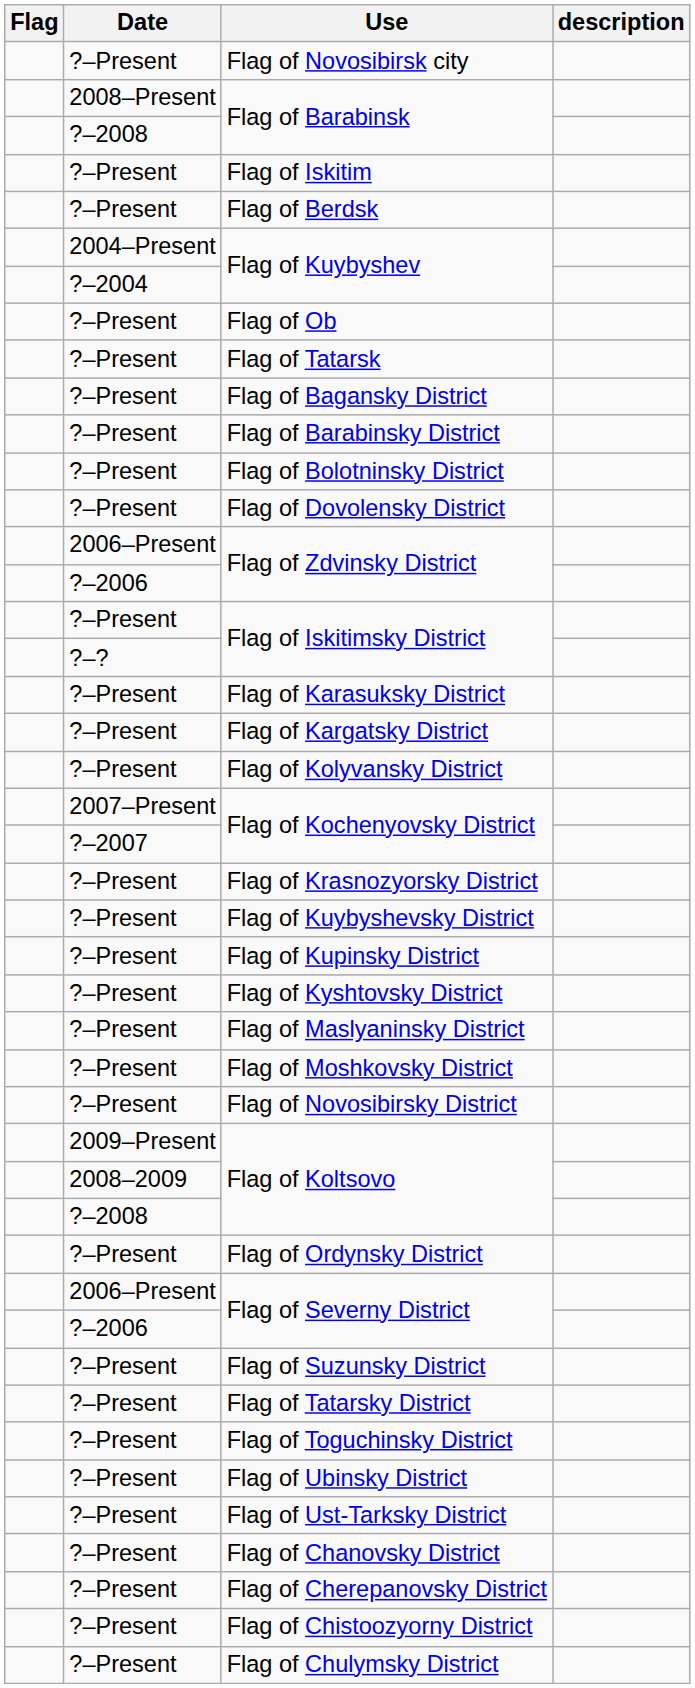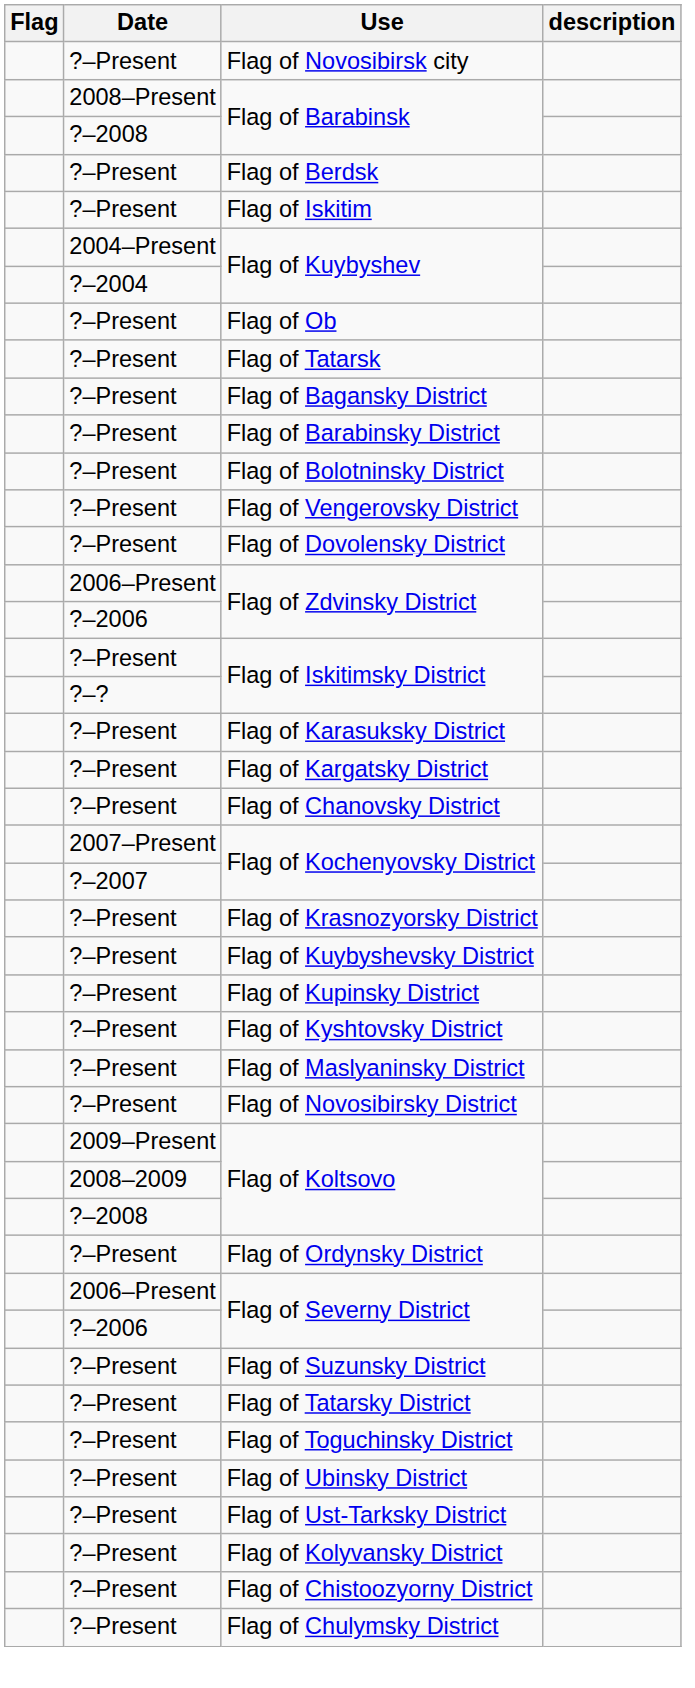rows swapped: (123, 209) <-> (123, 172)
+ row: (123, 508)
rows swapped: (123, 769) <-> (123, 1552)
- row: (123, 1067)
- row: (123, 1589)
